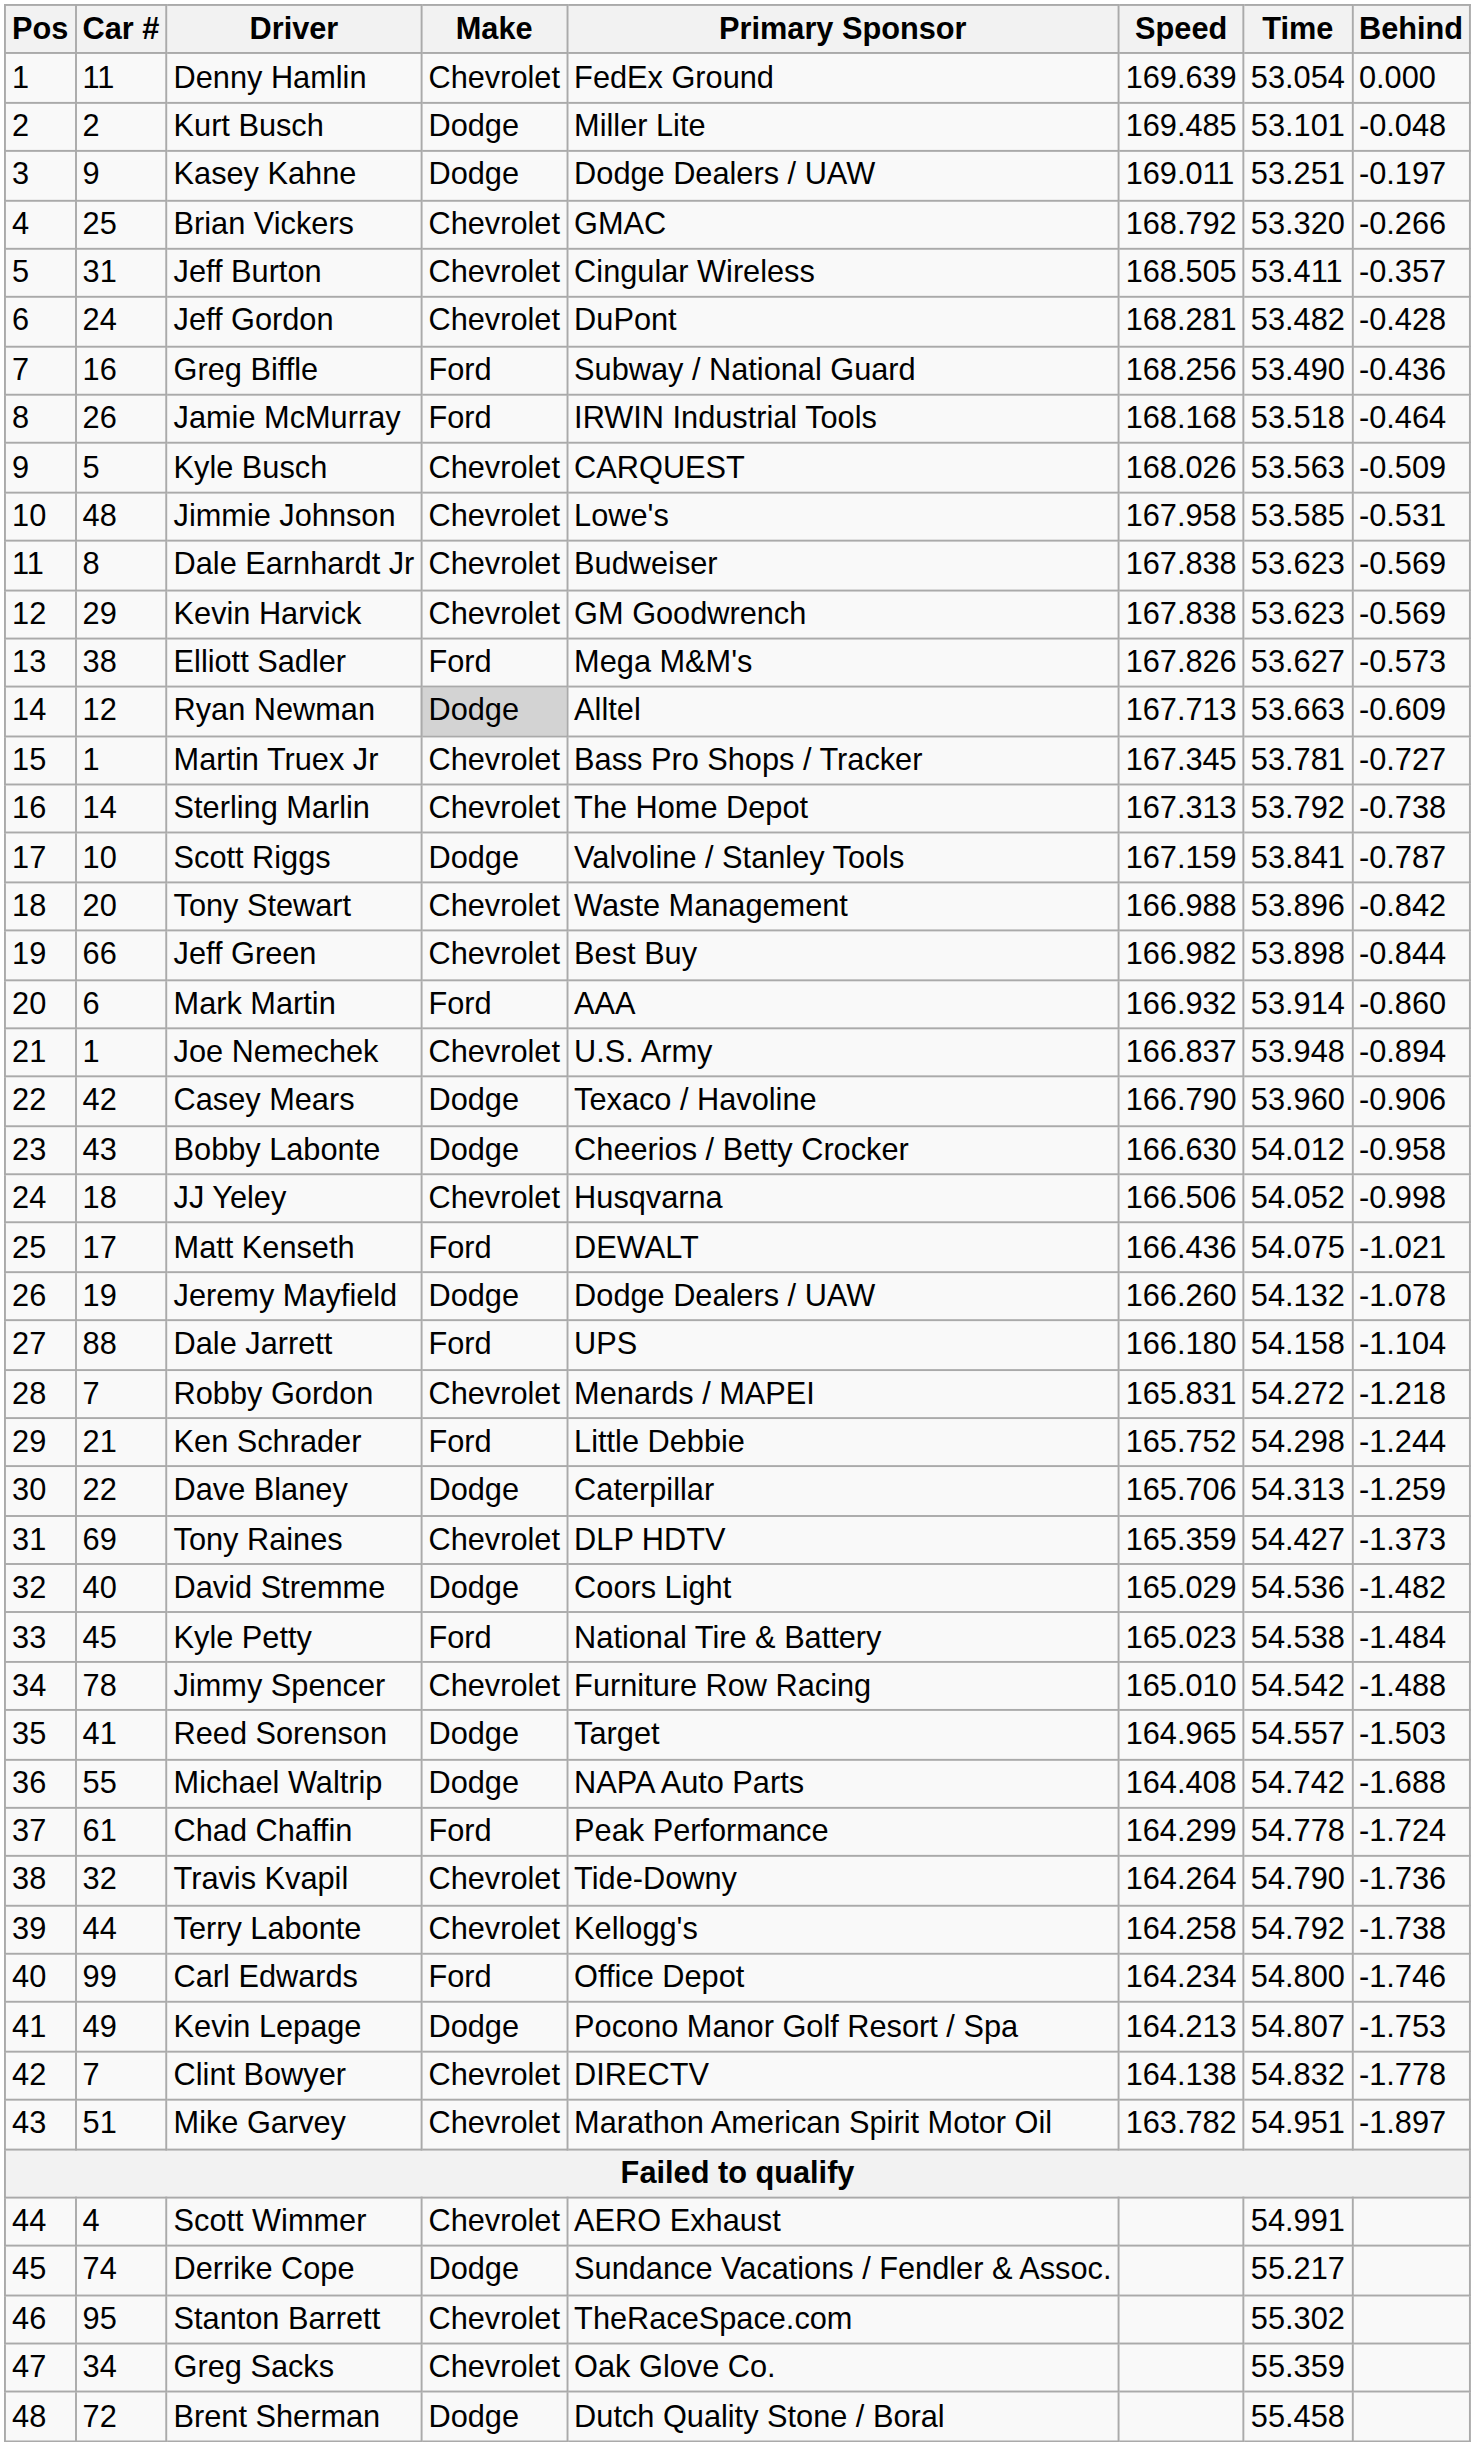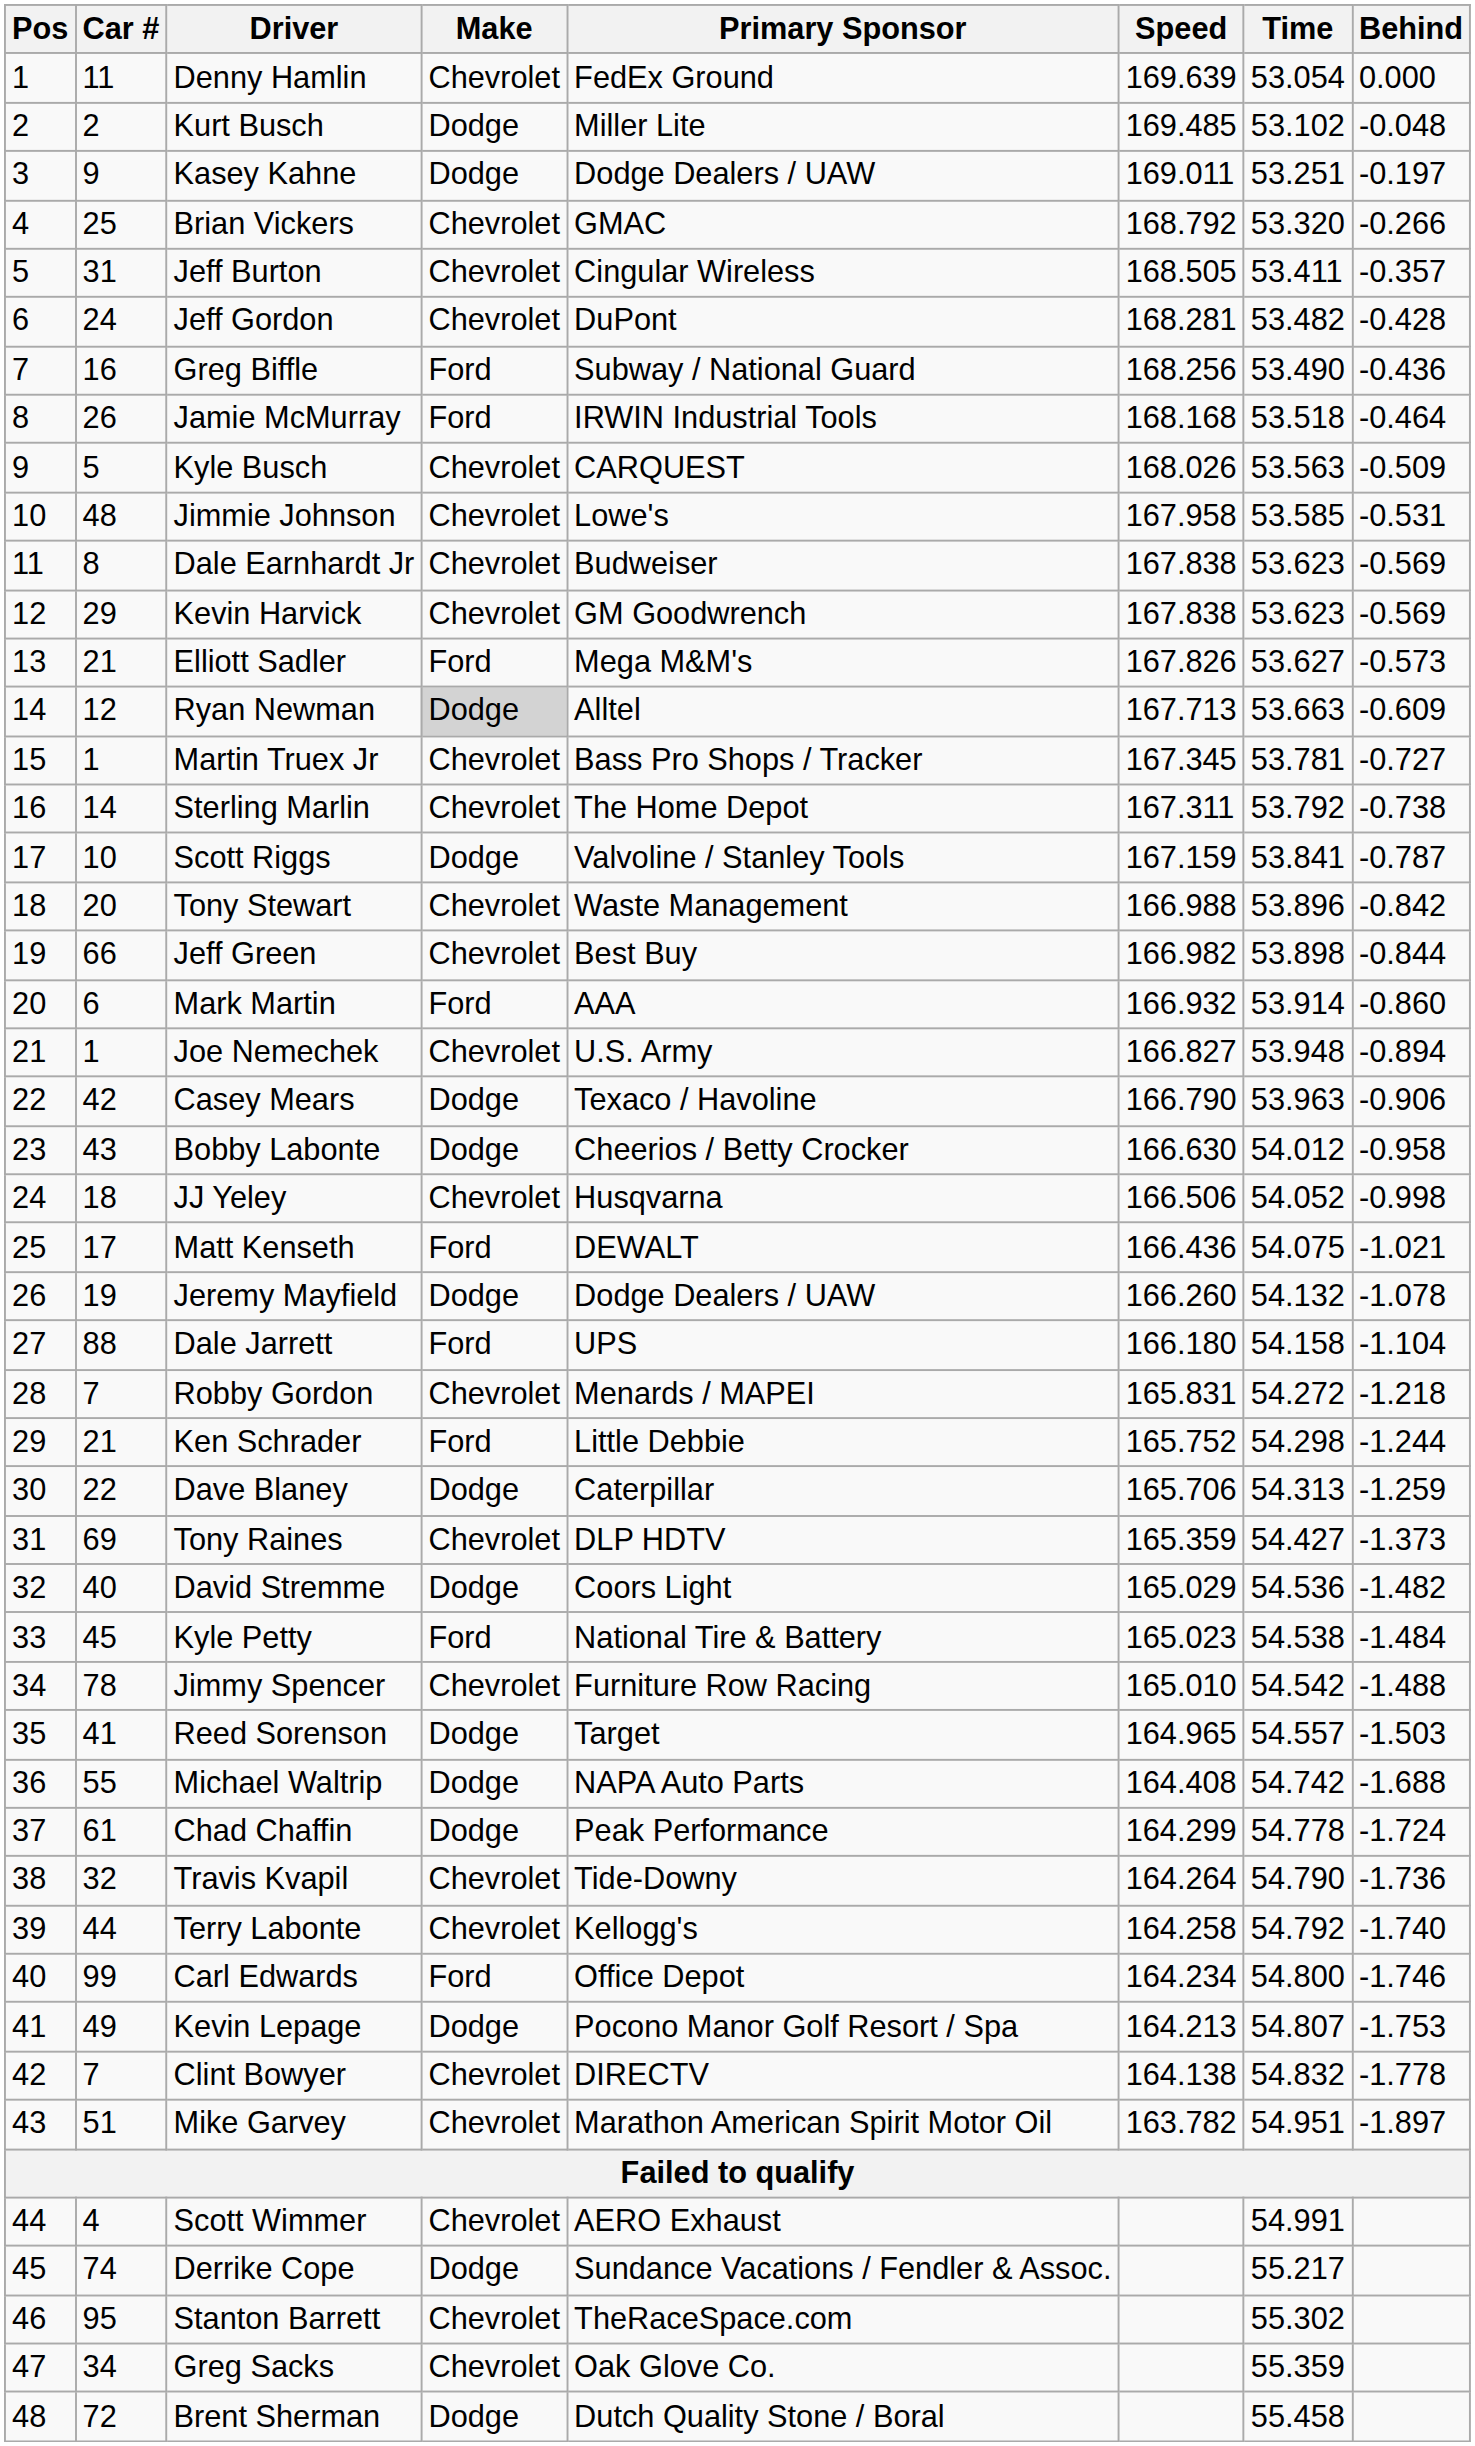(1298, 126) 53.101 -> (1298, 126) 53.102
(100, 662) 38 -> (100, 662) 21
(1181, 808) 167.313 -> (1180, 808) 167.311
(1181, 1051) 166.837 -> (1181, 1051) 166.827
(1298, 1100) 53.960 -> (1298, 1100) 53.963
(460, 1831) Ford -> (474, 1831) Dodge
(1403, 1928) -1.738 -> (1403, 1928) -1.740
